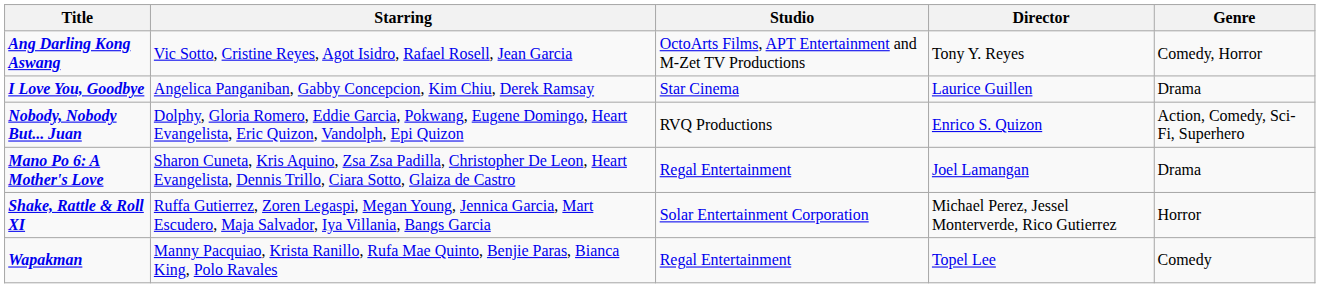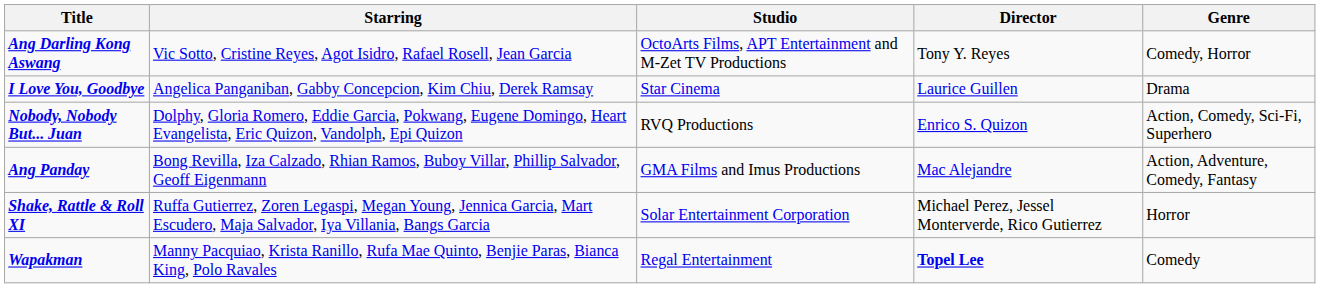- row: (56, 170)
+ row: (49, 170)
(964, 260) normal -> (950, 260) bold
